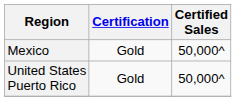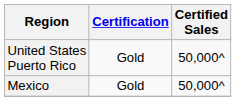rows swapped: (47, 78) <-> (28, 50)
